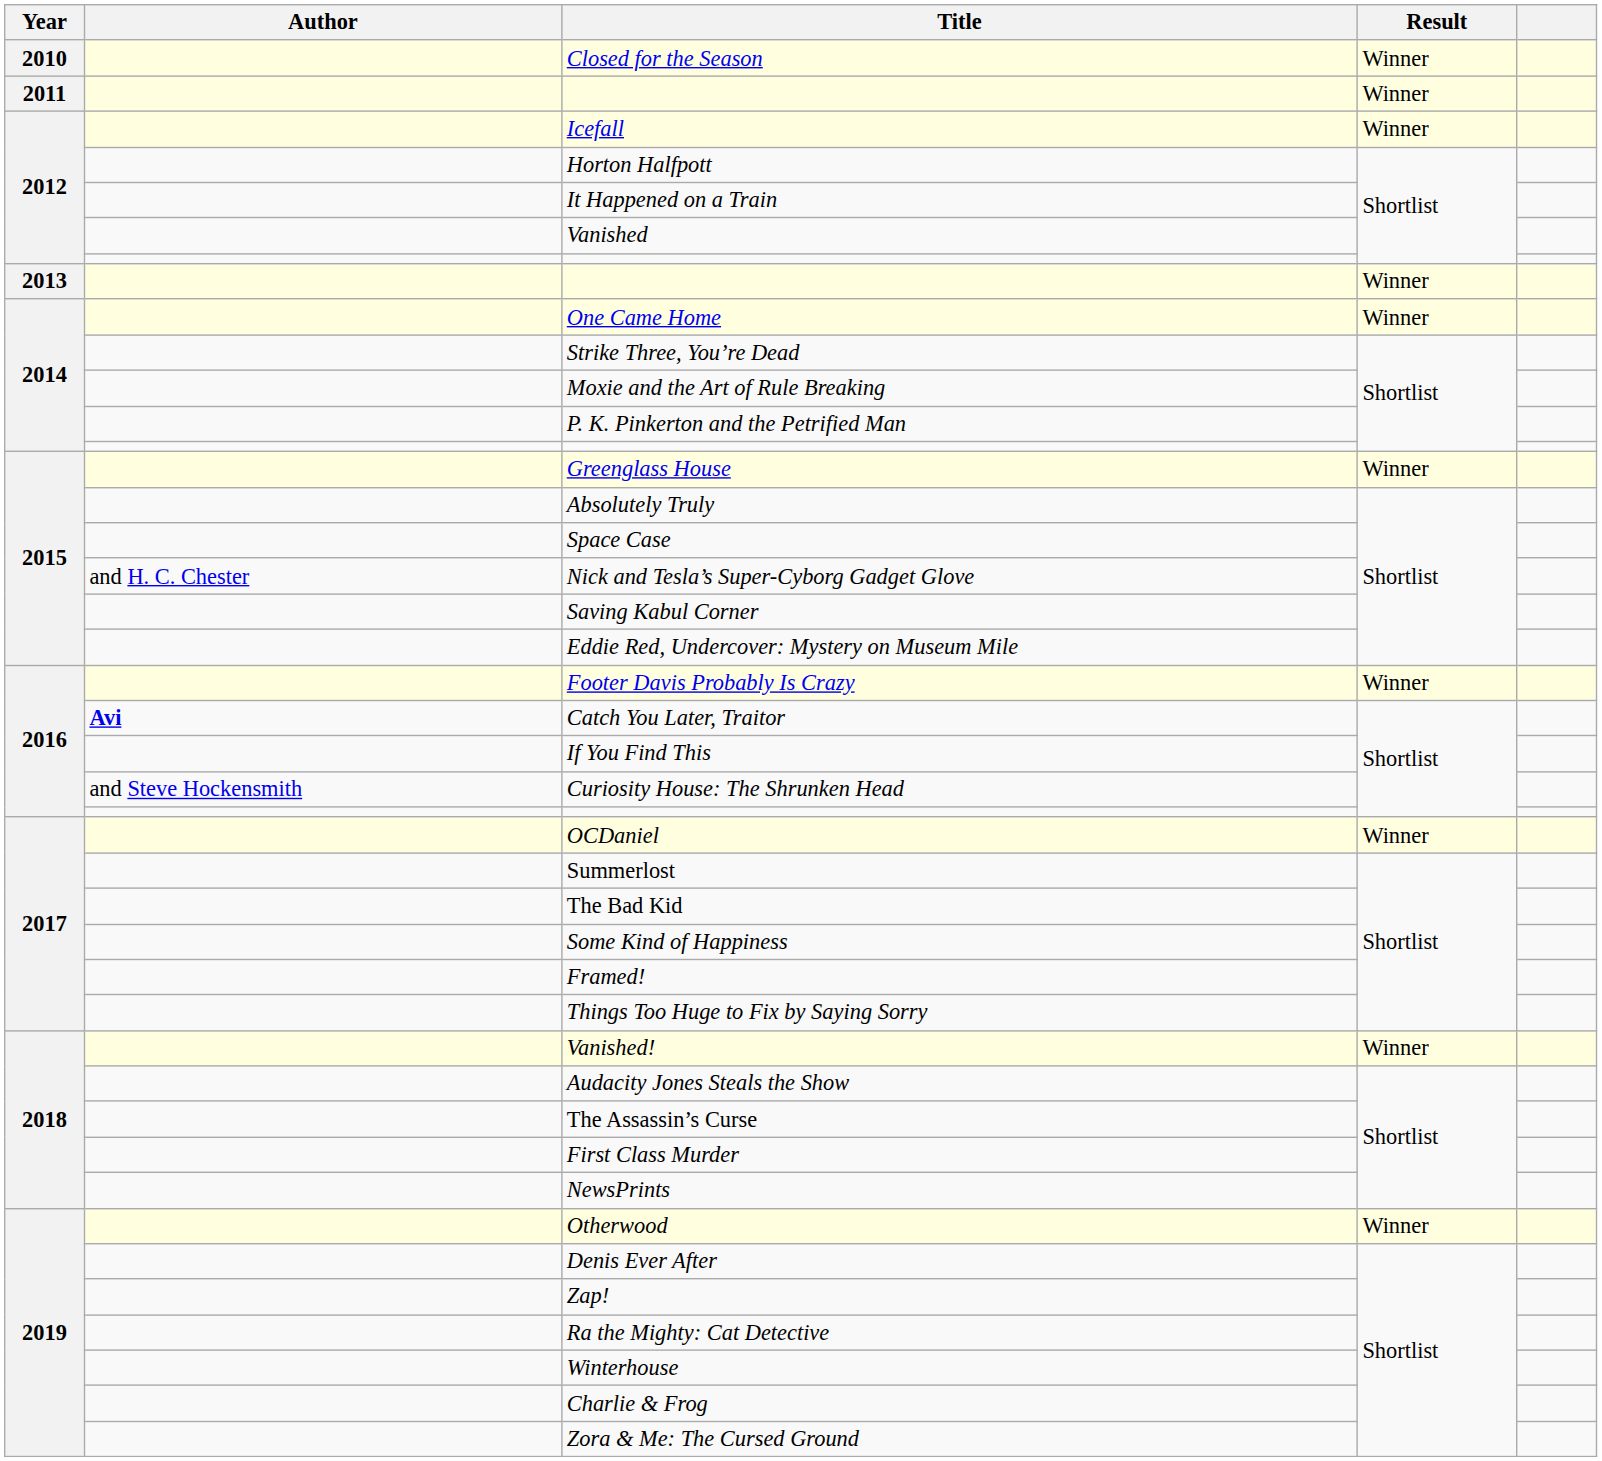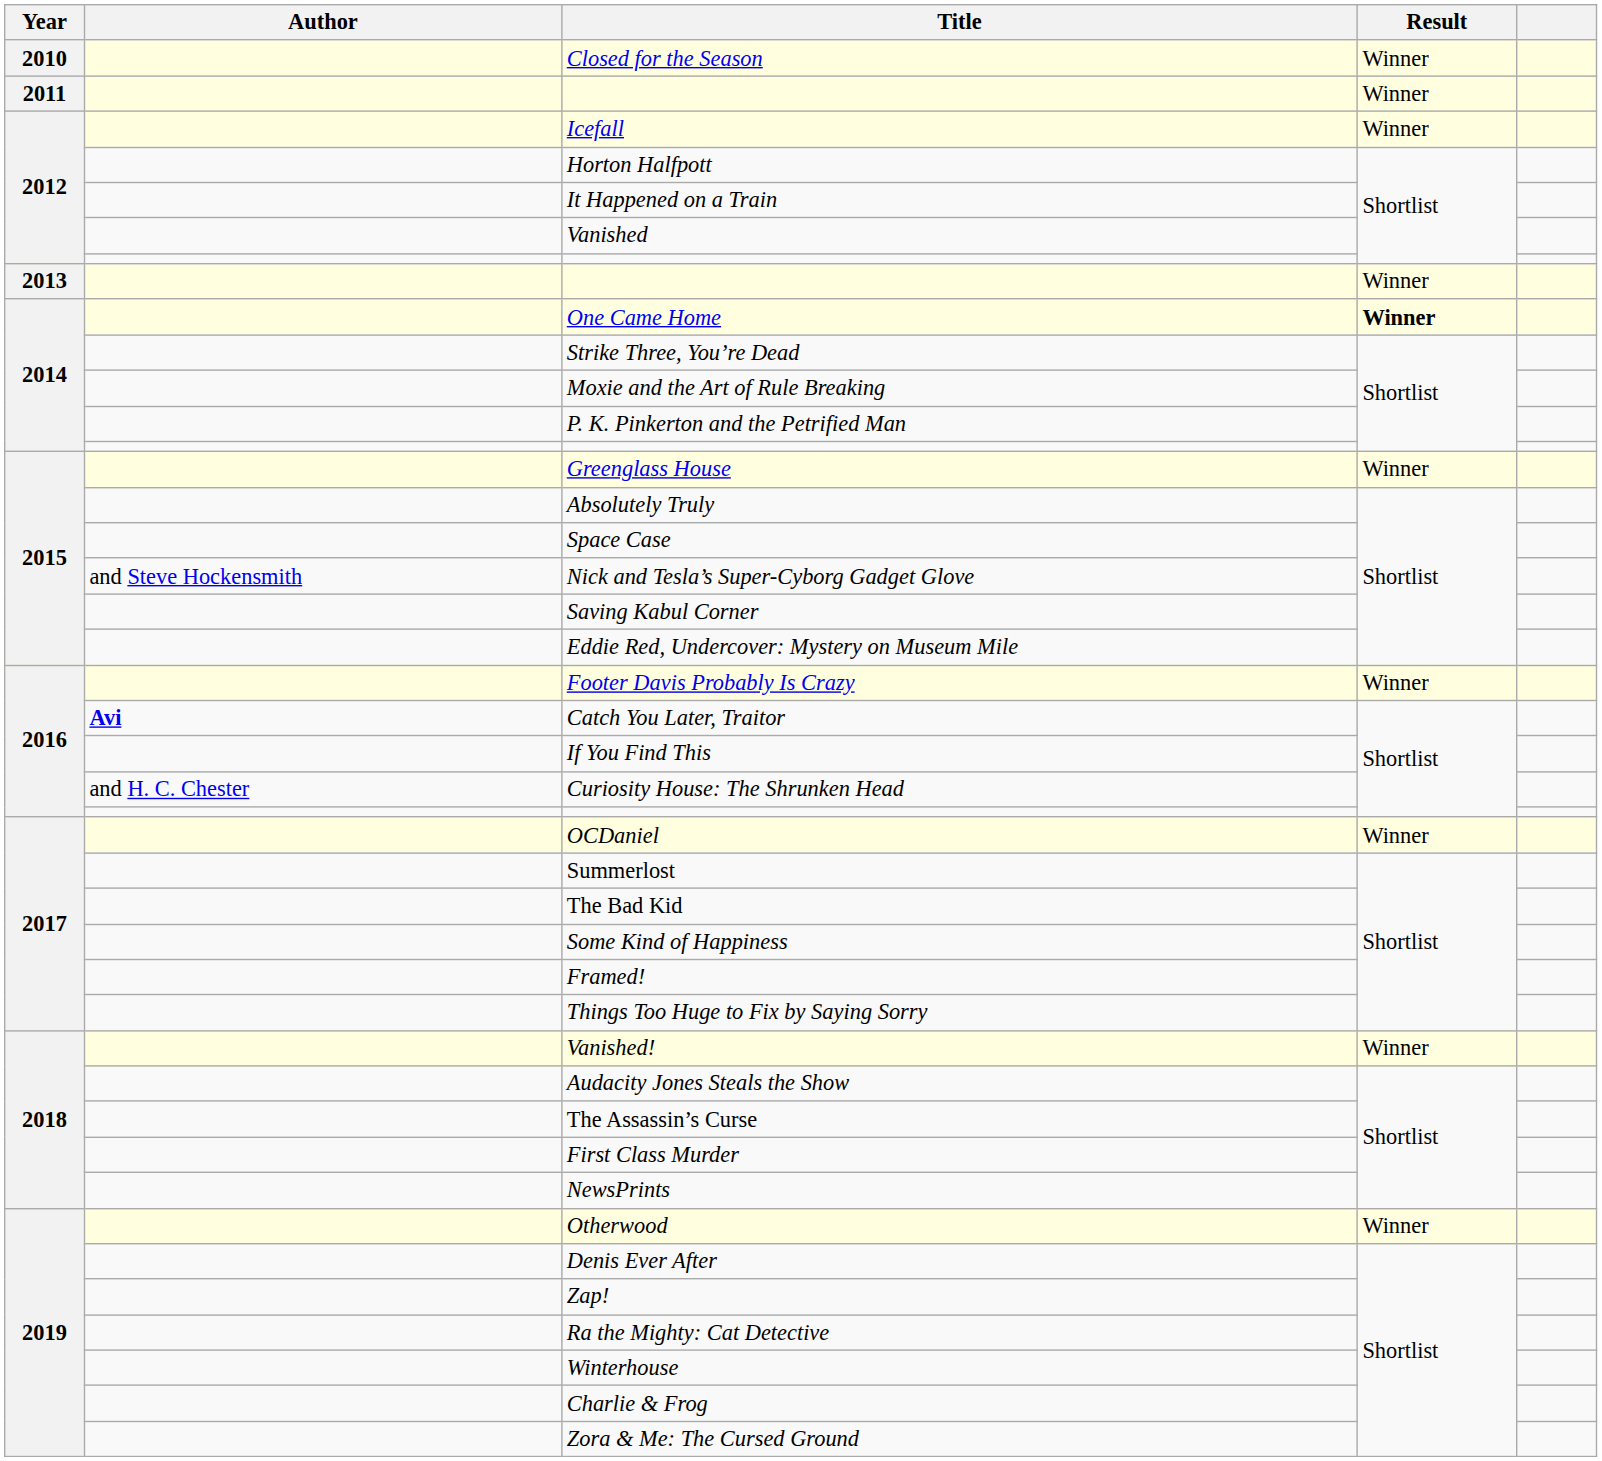(1396, 316) normal -> (1399, 316) bold
(169, 575) and H. C. Chester -> (196, 575) and Steve Hockensmith
(196, 788) and Steve Hockensmith -> (169, 788) and H. C. Chester
